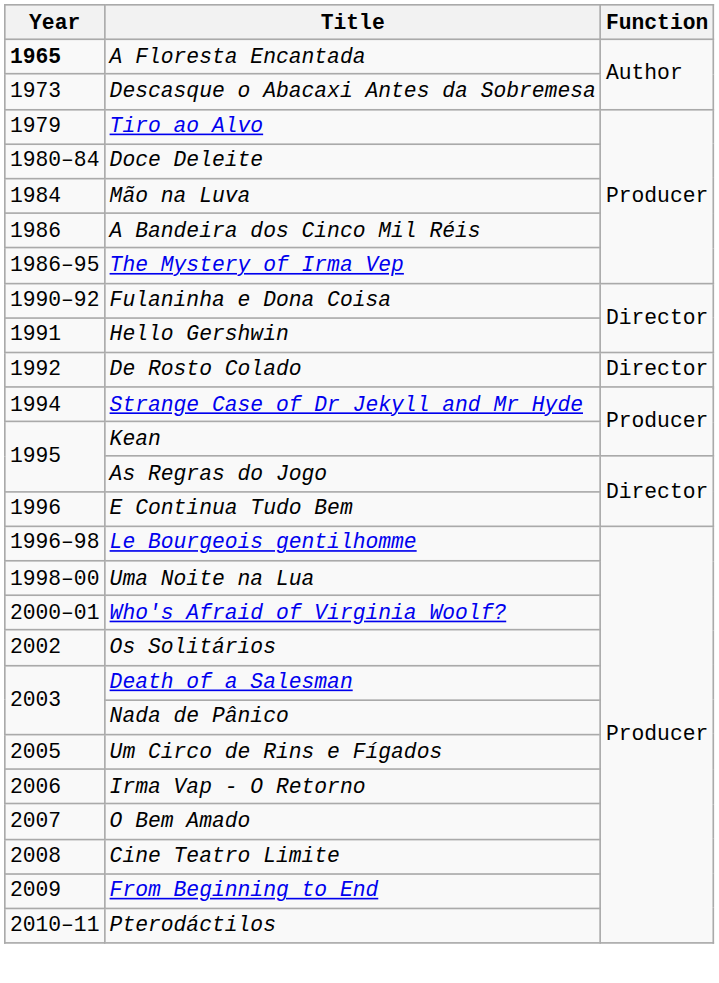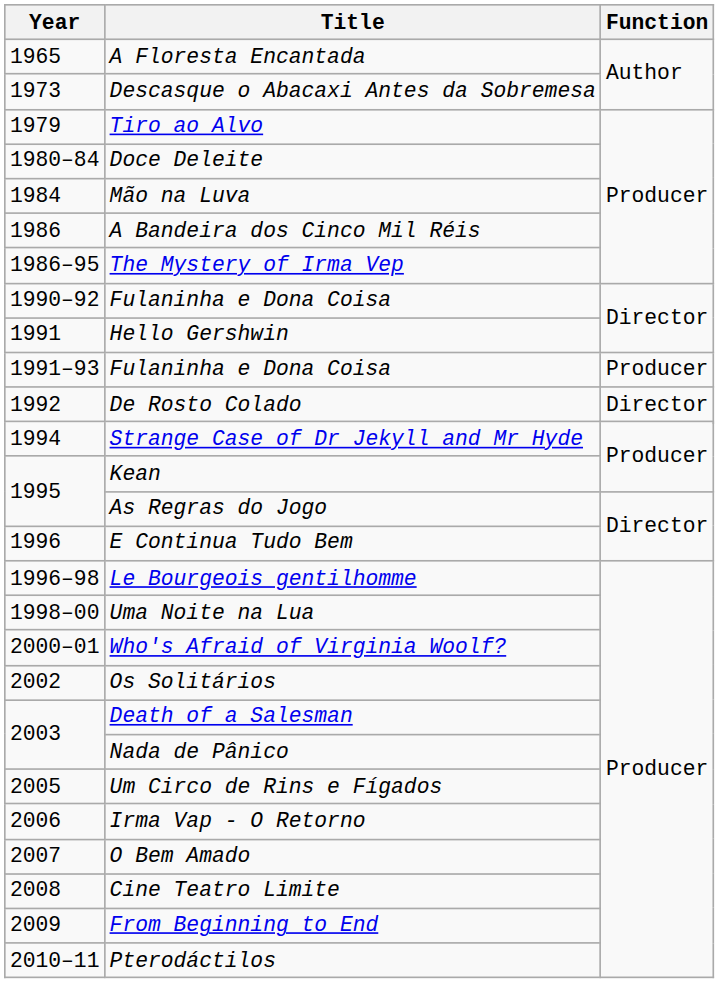(35, 57) bold -> (35, 57) normal
+ row: (250, 370)
